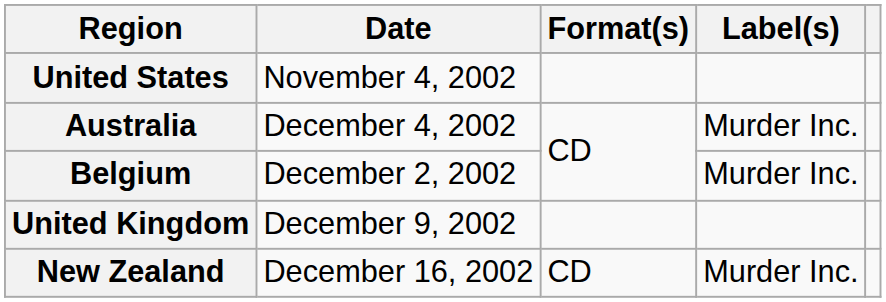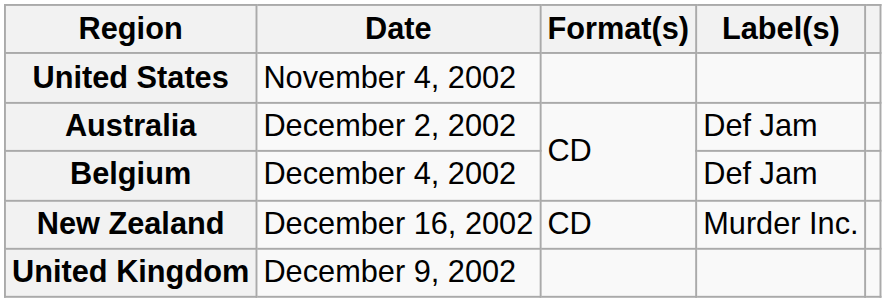(390, 126) December 4, 2002 -> (390, 126) December 2, 2002
(781, 126) Murder Inc. -> (760, 126) Def Jam
(390, 175) December 2, 2002 -> (390, 175) December 4, 2002
(781, 175) Murder Inc. -> (760, 175) Def Jam
rows swapped: (131, 223) <-> (131, 272)
